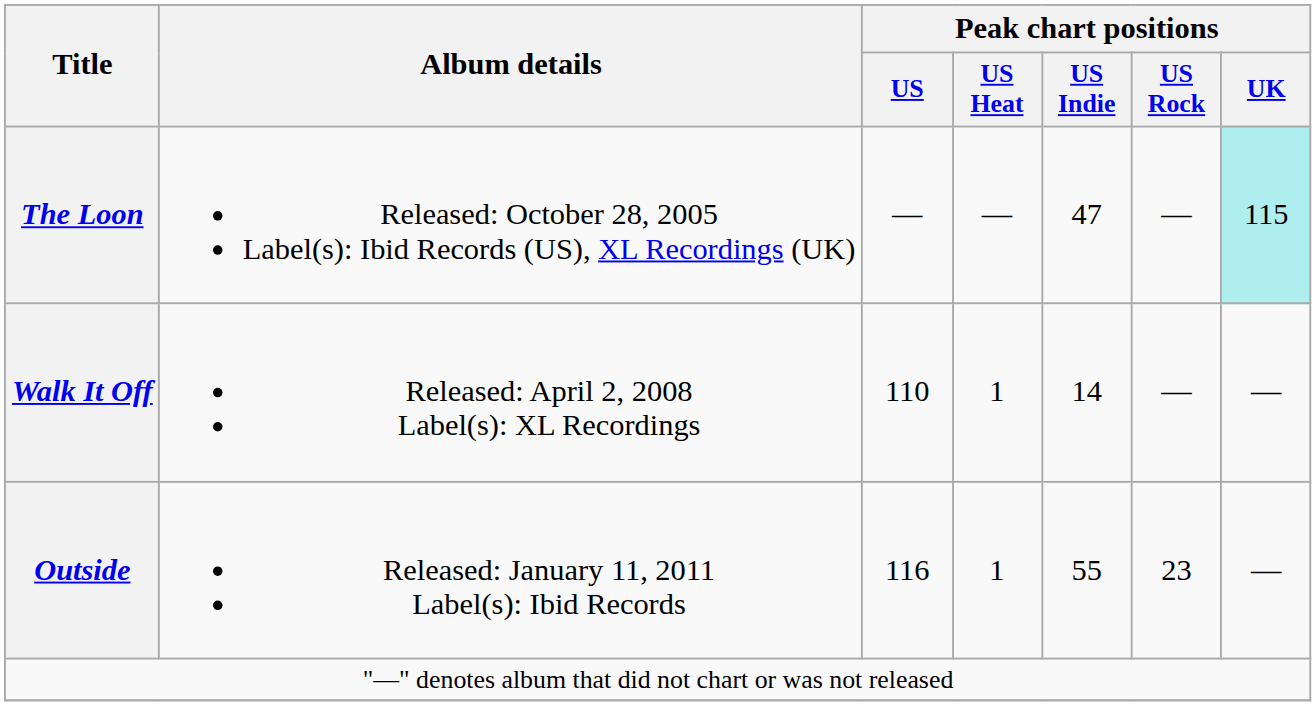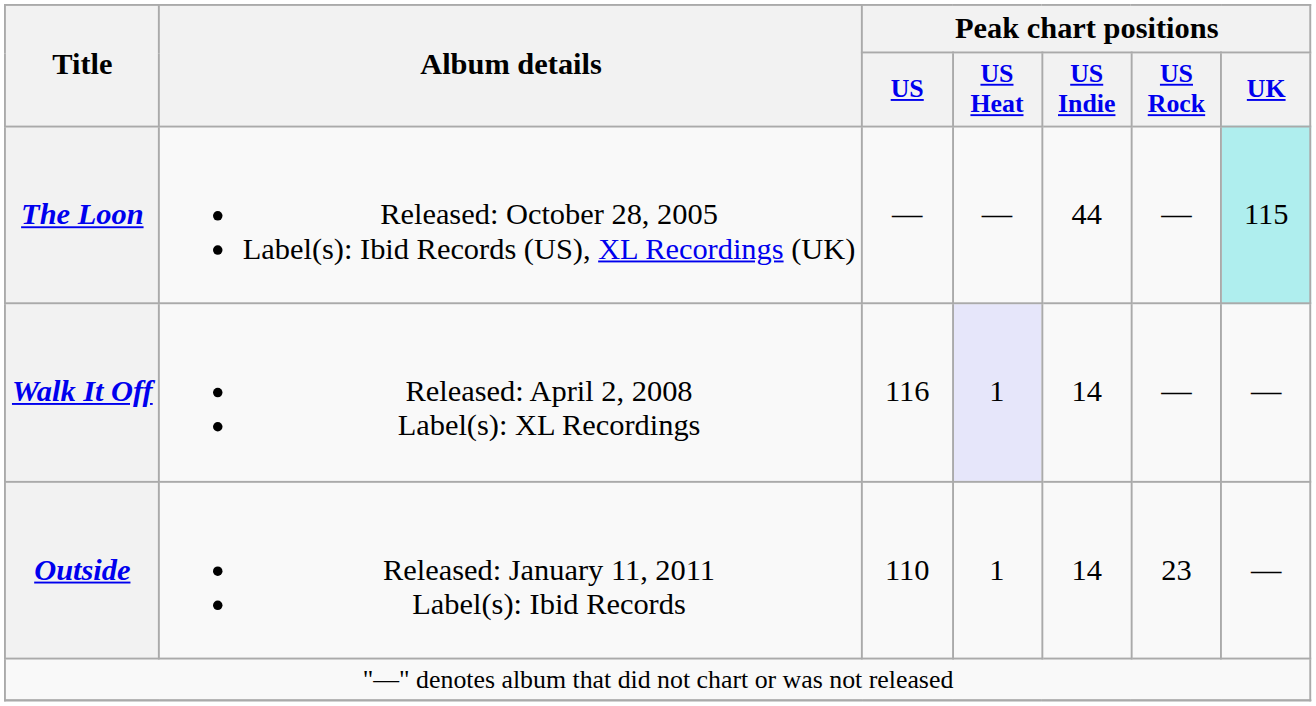(1087, 214) 47 -> (1087, 214) 44
(907, 391) 110 -> (907, 391) 116
(997, 391) no background -> (997, 391) lavender background
(907, 569) 116 -> (907, 569) 110
(1087, 569) 55 -> (1087, 569) 14
